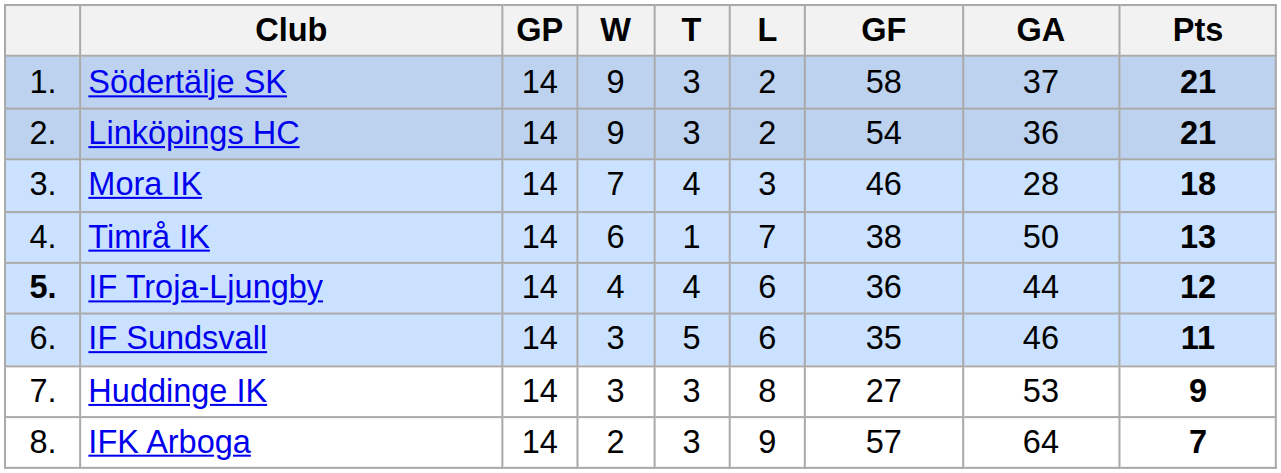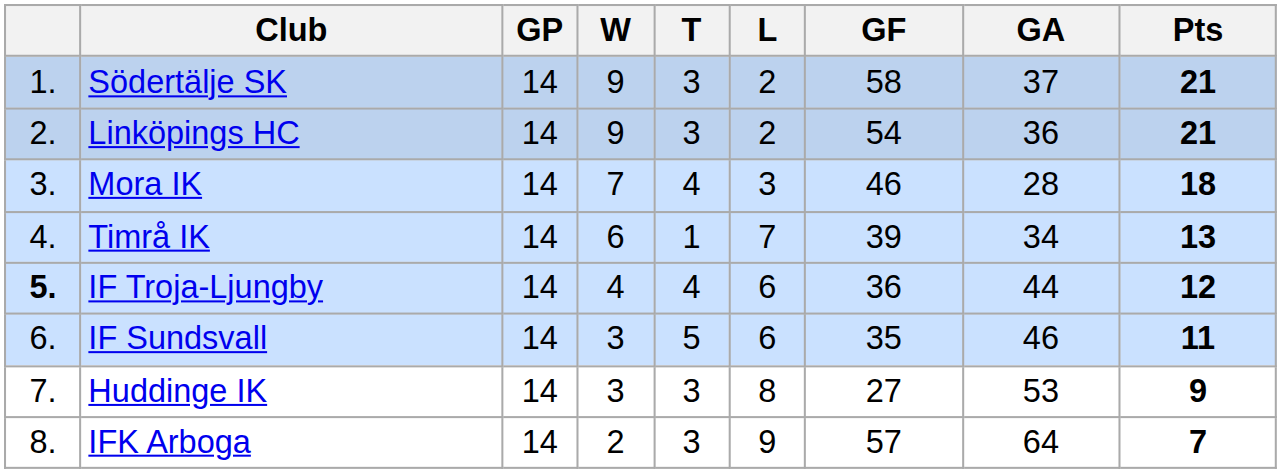(884, 236) 38 -> (884, 236) 39
(1041, 236) 50 -> (1041, 236) 34
